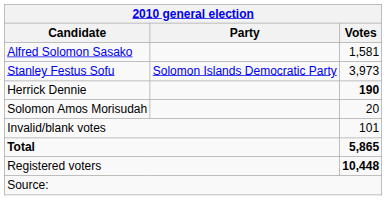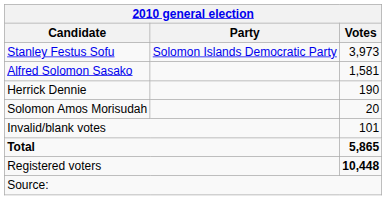rows swapped: (61, 71) <-> (70, 52)
(369, 90) bold -> (369, 90) normal
